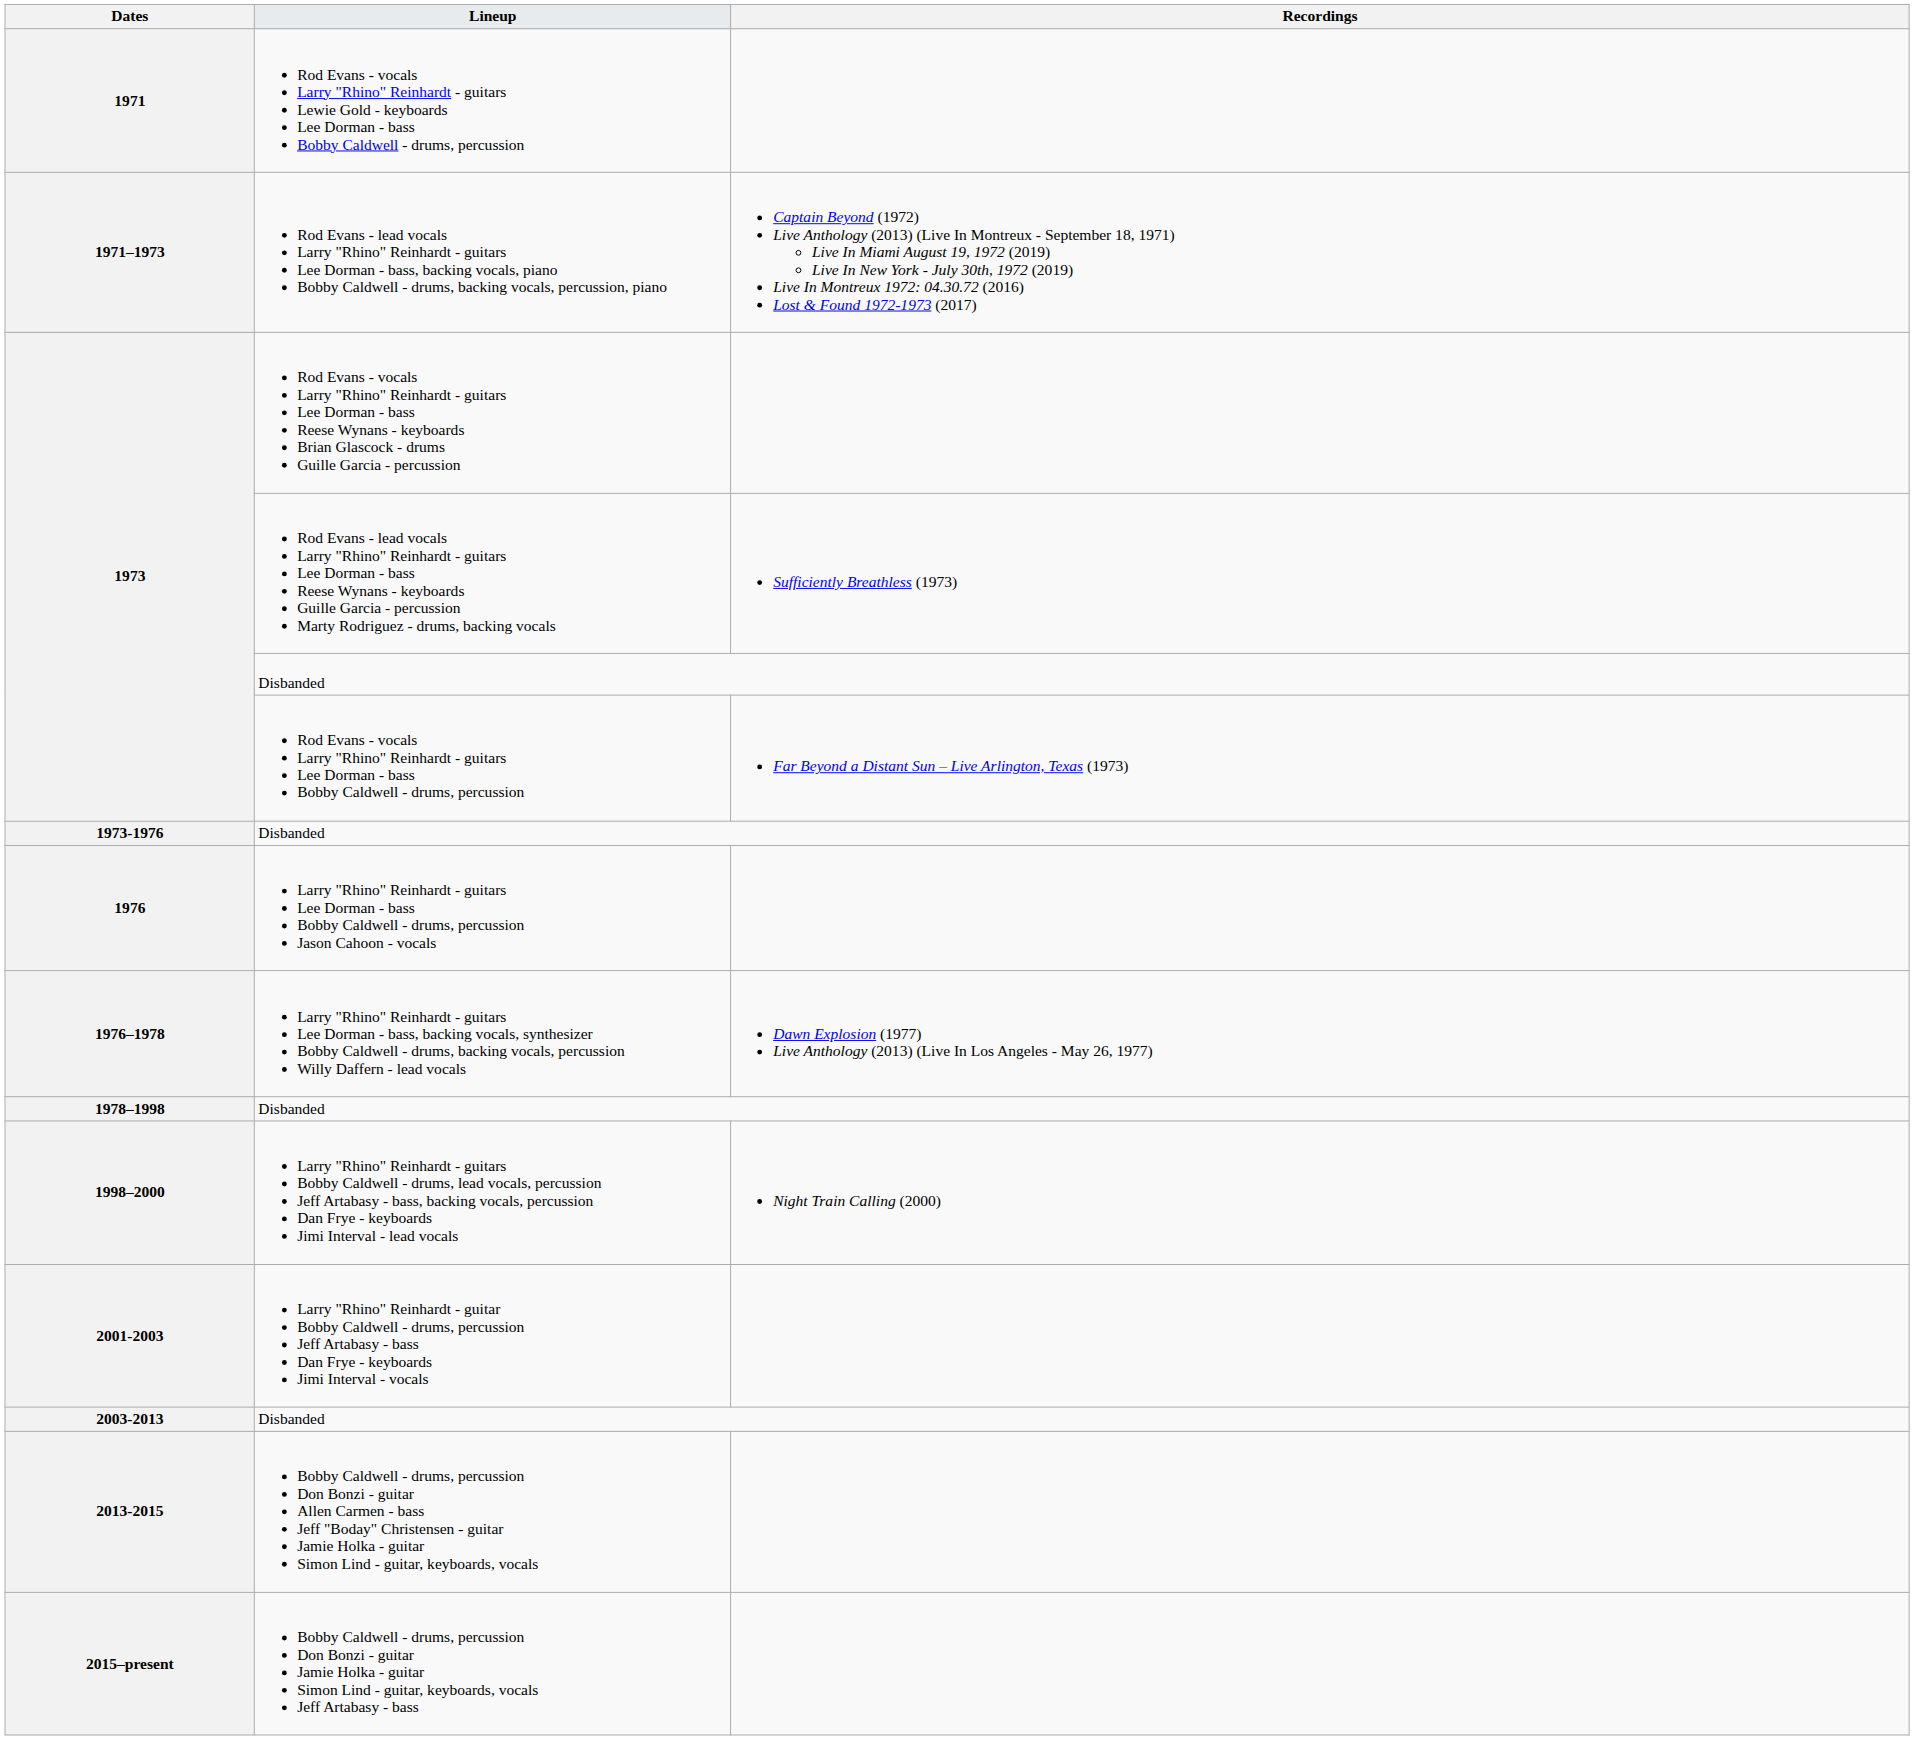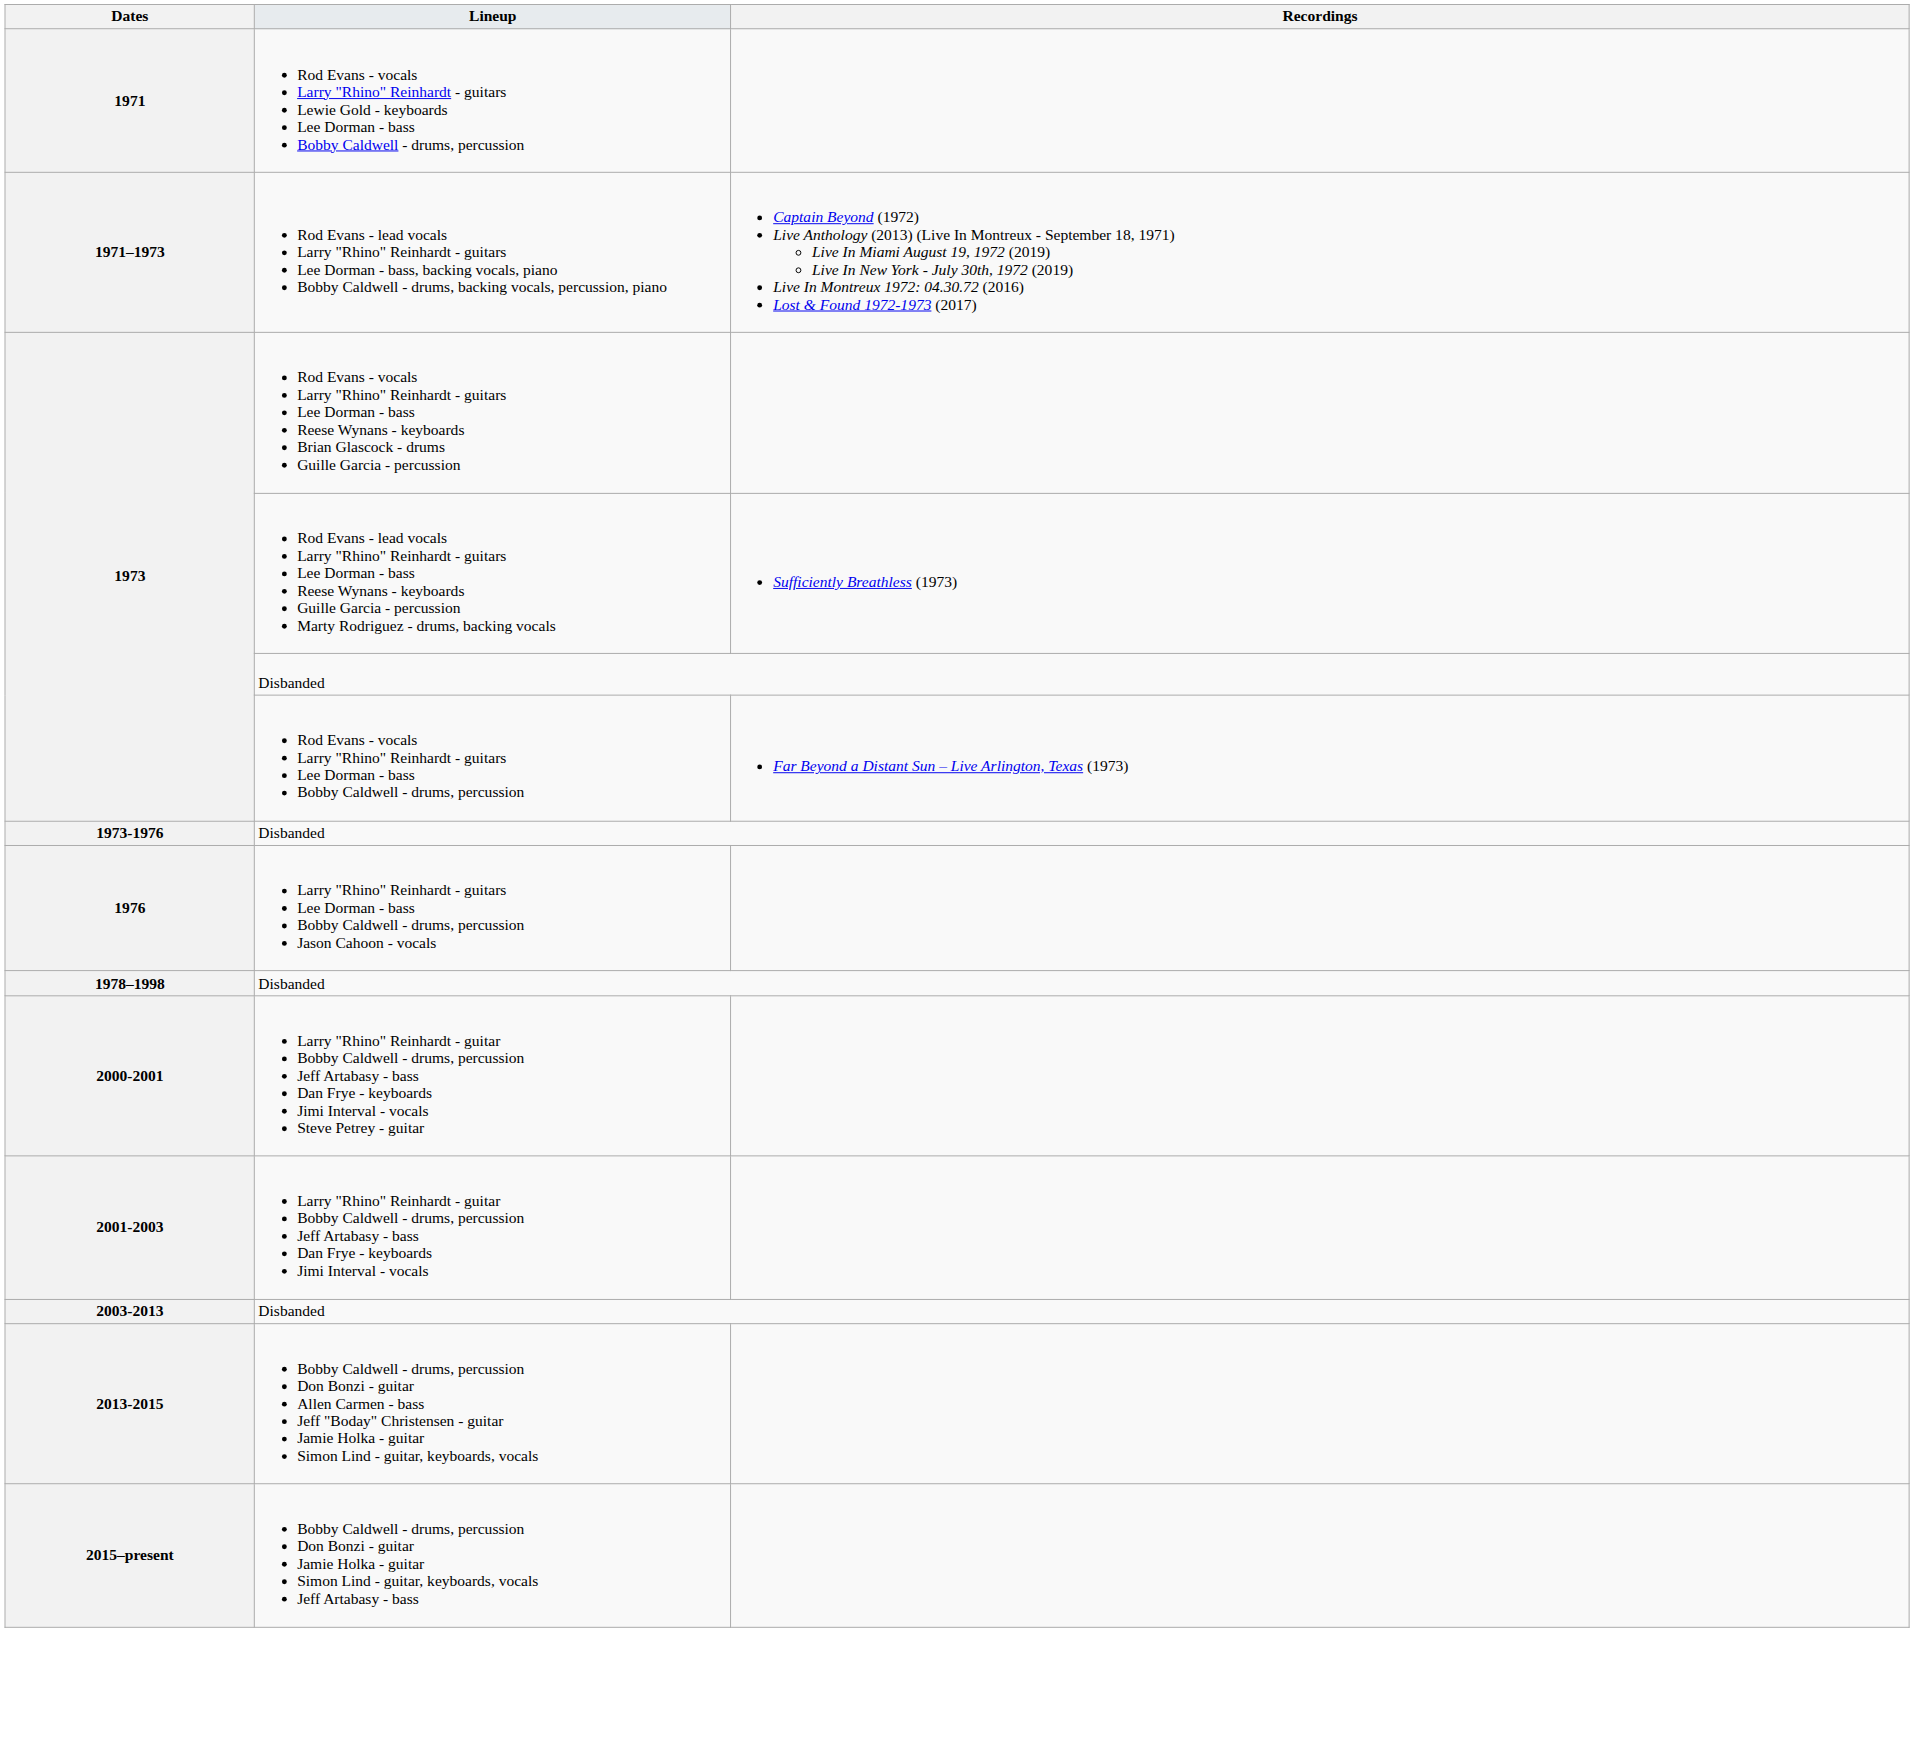- row: (130, 1033)
- row: (130, 1192)
+ row: (130, 1075)
